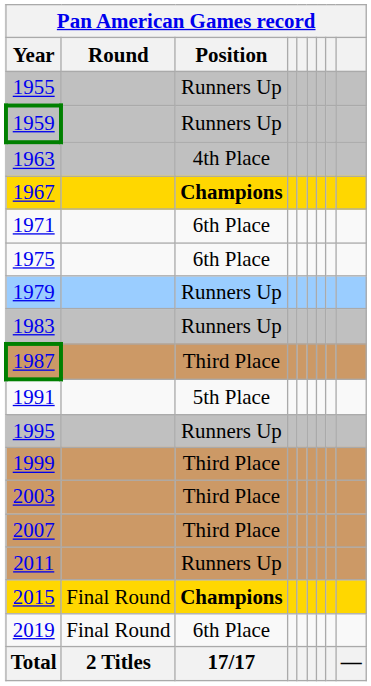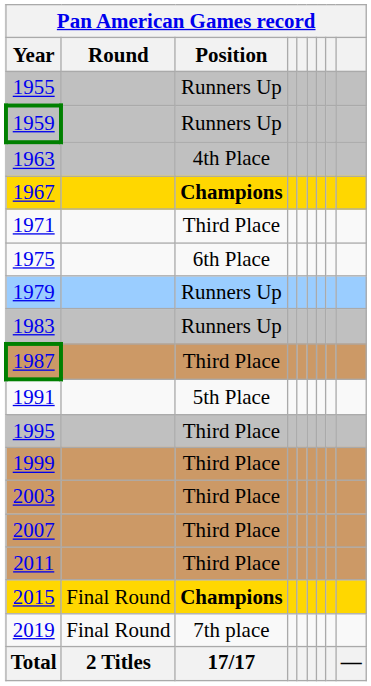(231, 225) 6th Place -> (231, 225) Third Place
(231, 430) Runners Up -> (231, 430) Third Place
(231, 563) Runners Up -> (231, 563) Third Place
(231, 629) 6th Place -> (231, 629) 7th place
